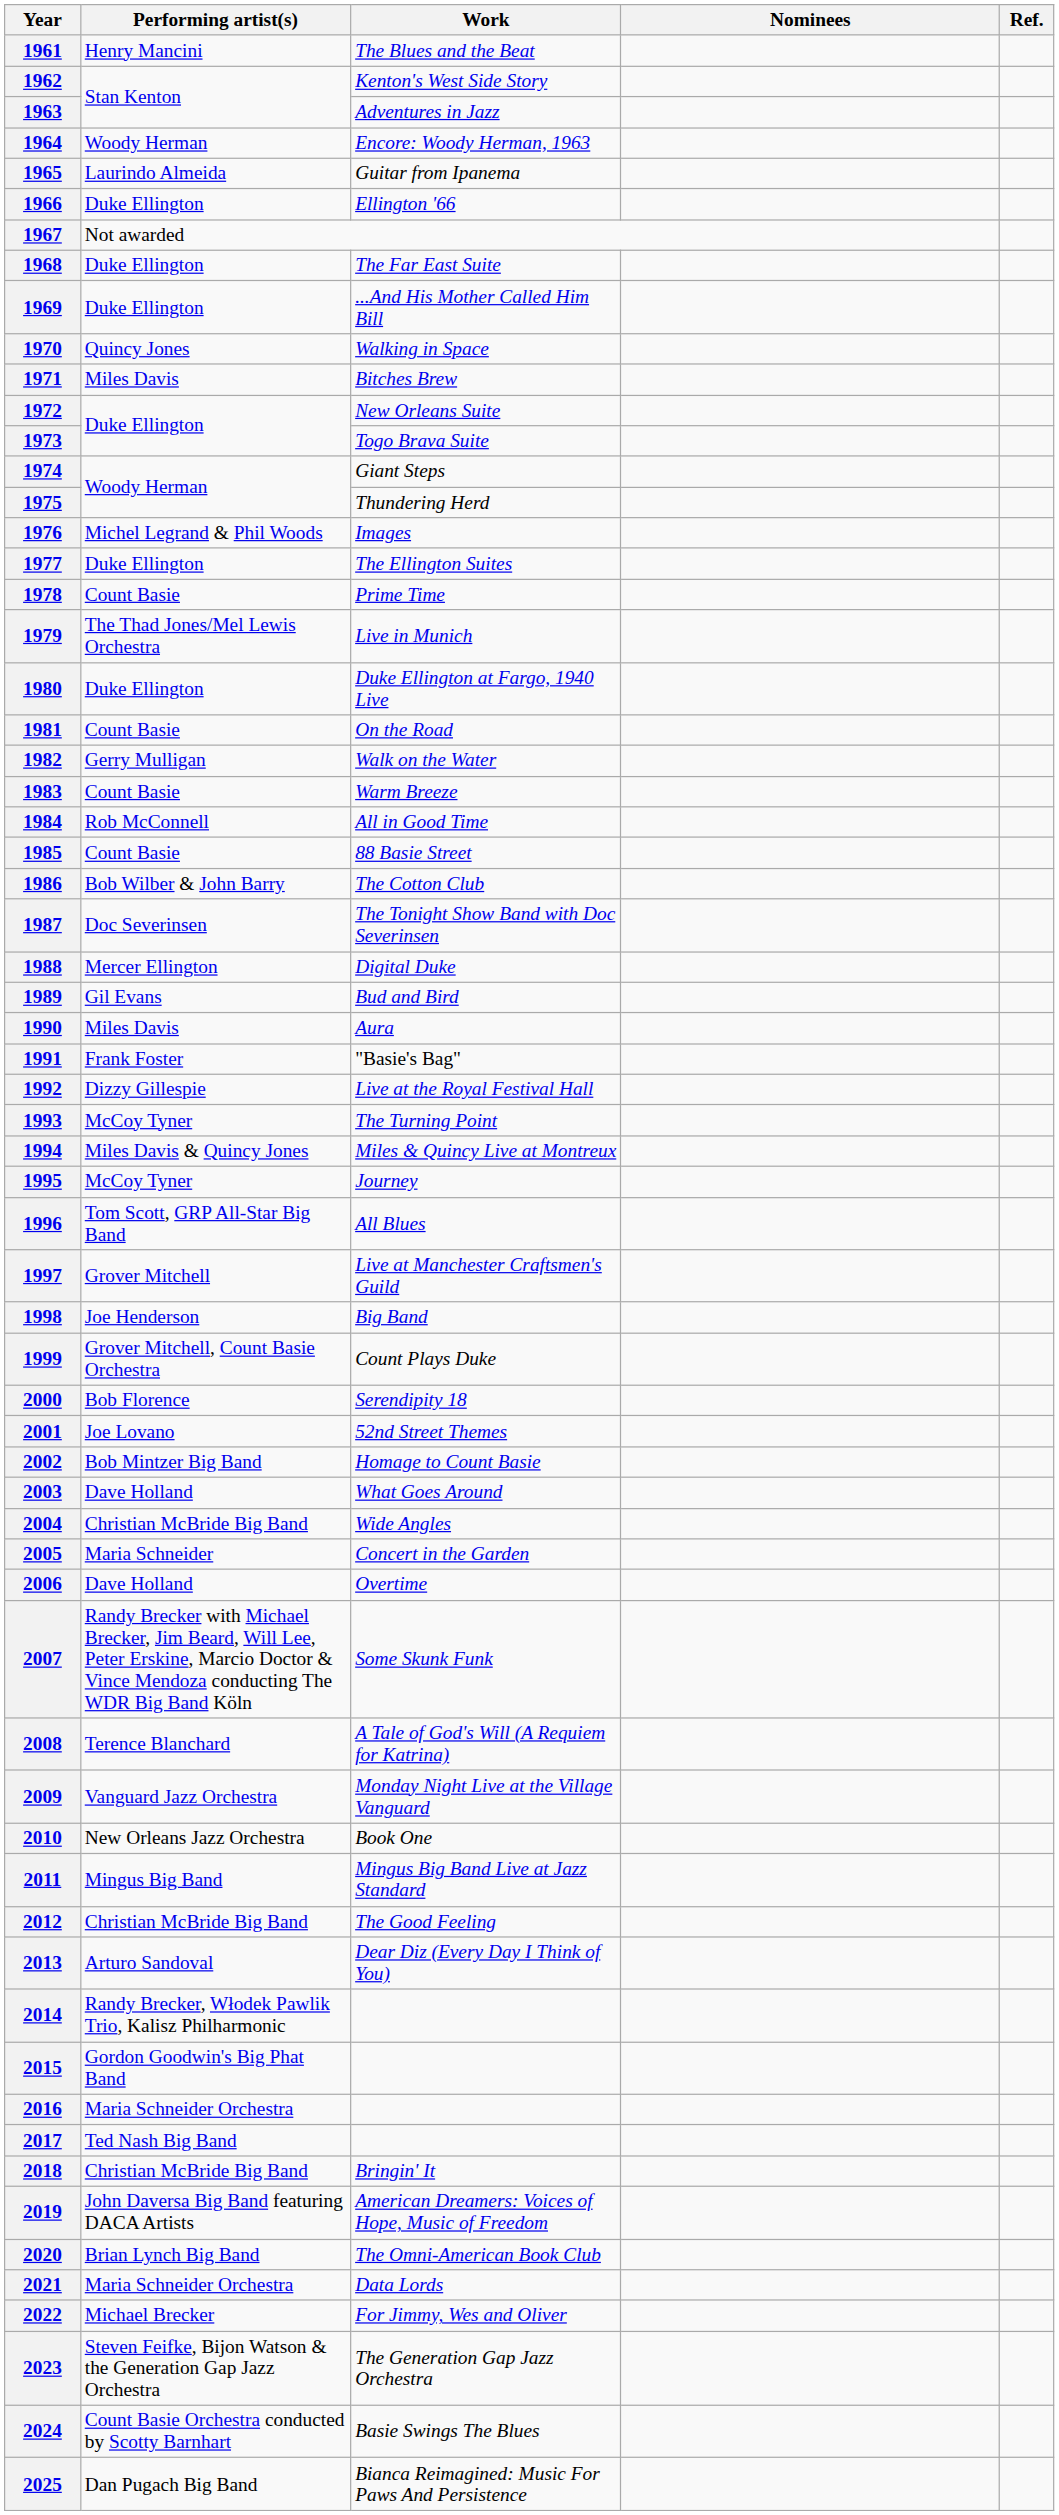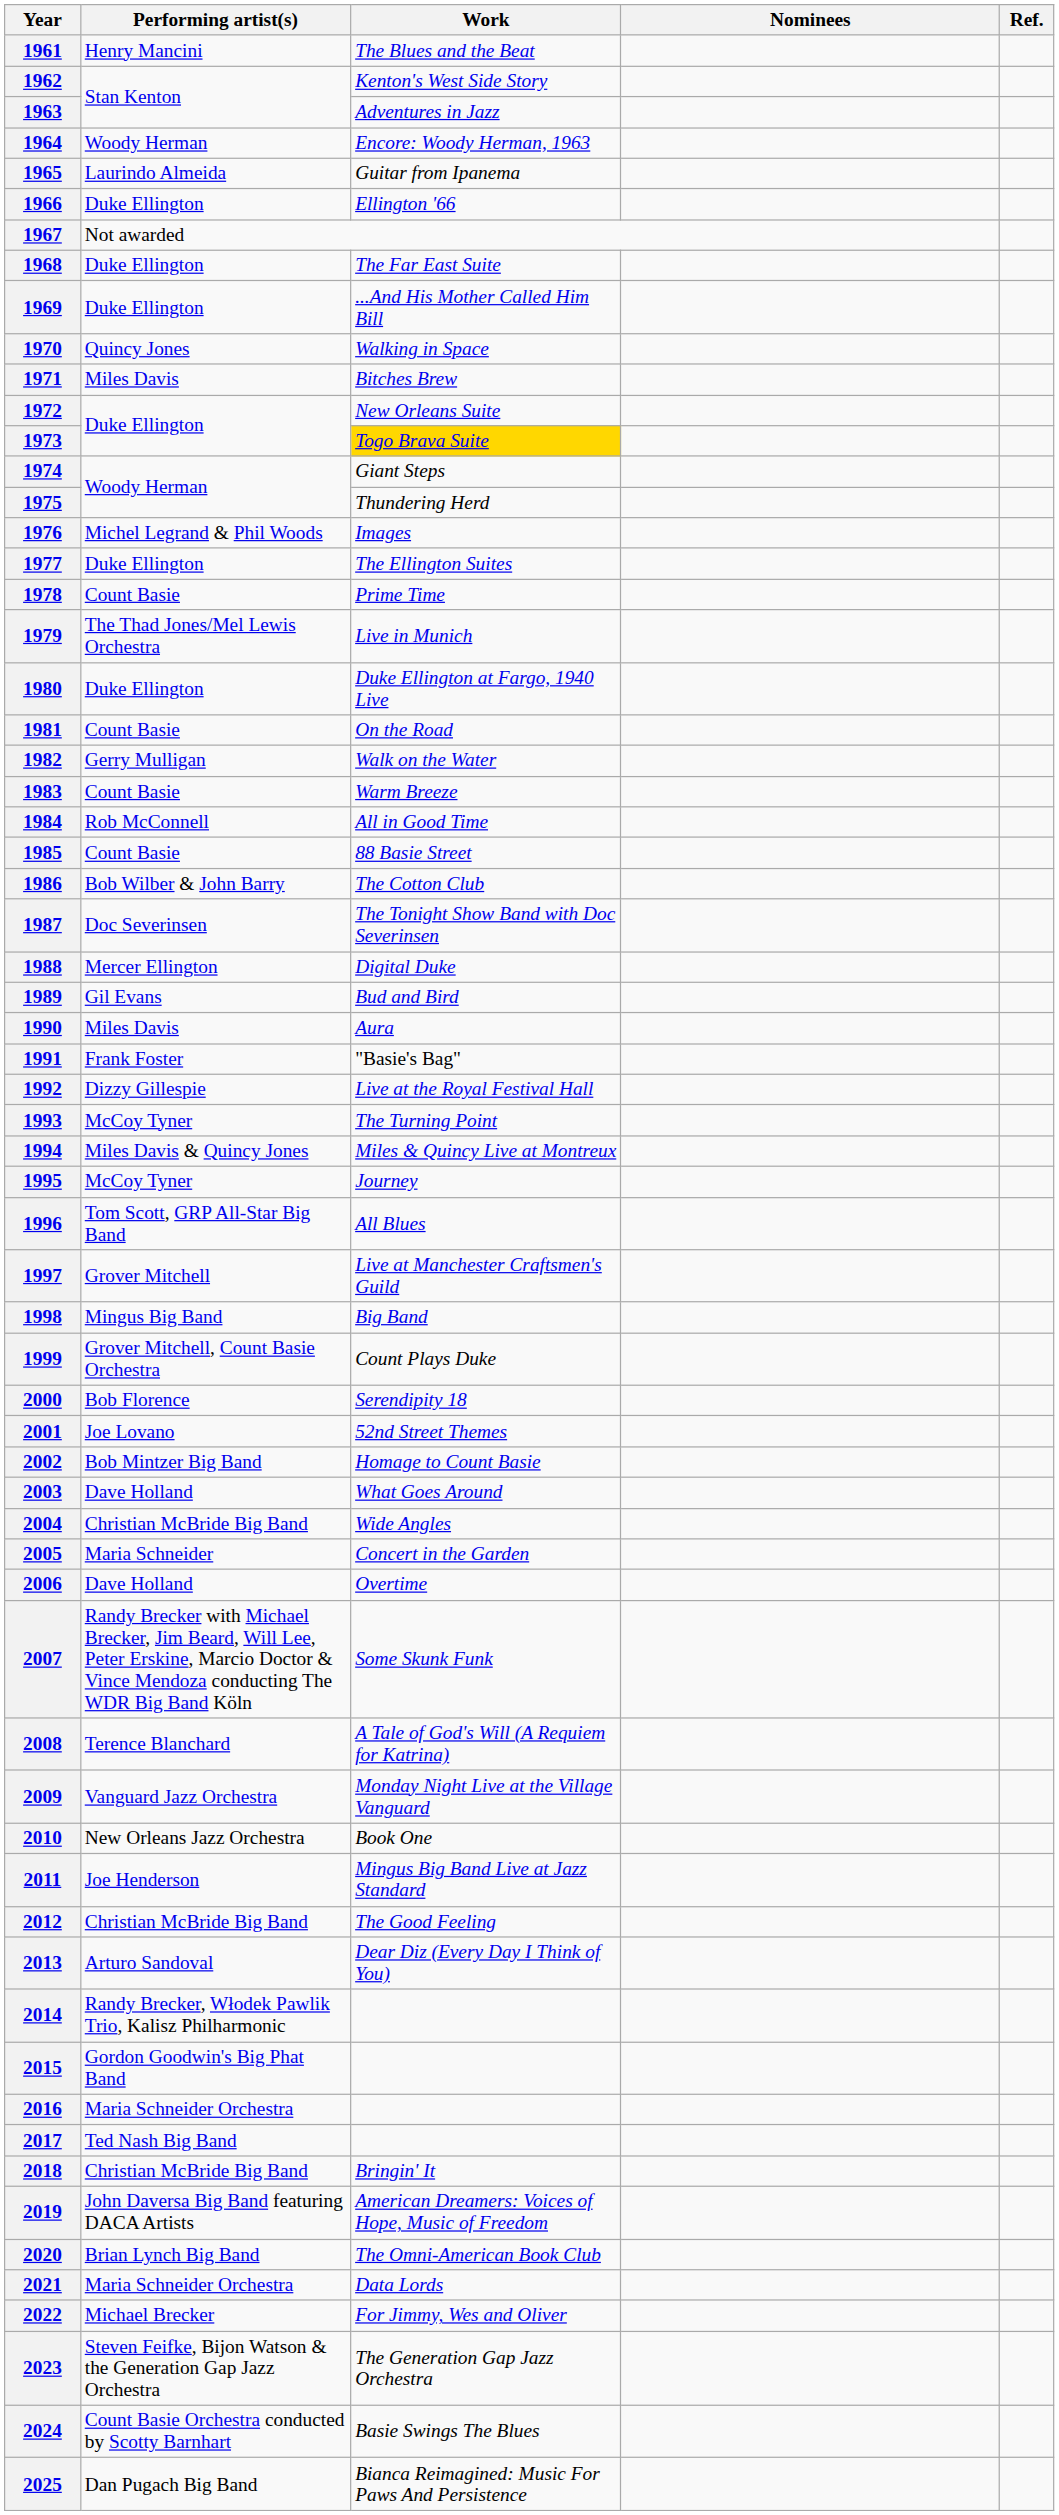(422, 440) no background -> (422, 440) gold background
(142, 1317) Joe Henderson -> (154, 1317) Mingus Big Band
(154, 1879) Mingus Big Band -> (142, 1879) Joe Henderson
